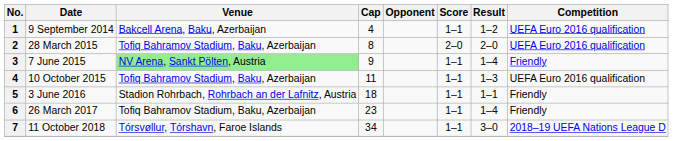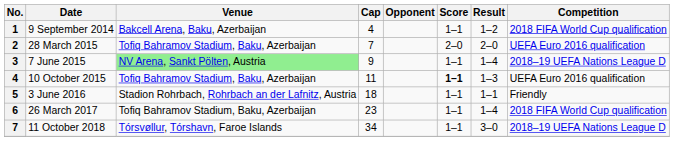(577, 29) UEFA Euro 2016 qualification -> (588, 29) 2018 FIFA World Cup qualification
(371, 45) 8 -> (371, 45) 7
(528, 62) Friendly -> (588, 62) 2018–19 UEFA Nations League D
(454, 78) normal -> (454, 78) bold
(528, 111) Friendly -> (588, 111) 2018 FIFA World Cup qualification
